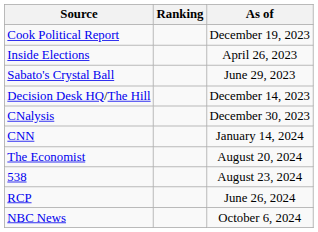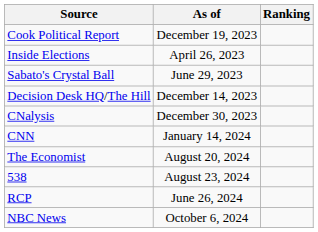columns swapped: (180, 14) <-> (260, 14)
